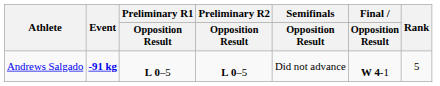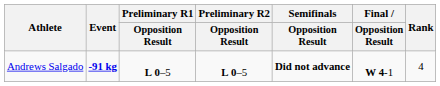(310, 66) normal -> (312, 66) bold
(417, 66) 5 -> (421, 66) 4
